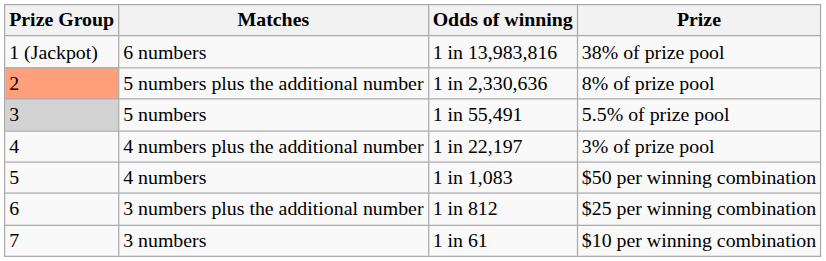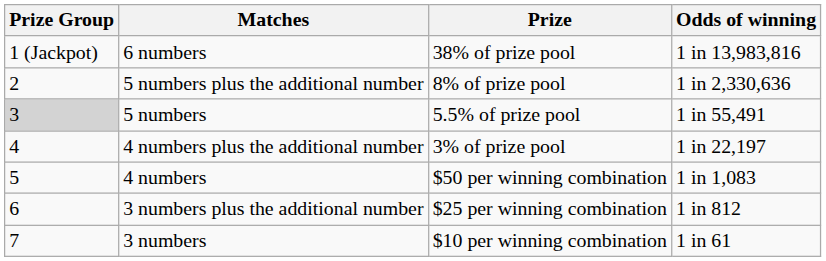columns swapped: (699, 20) <-> (503, 20)
(14, 83) lightsalmon background -> (14, 83) no background
